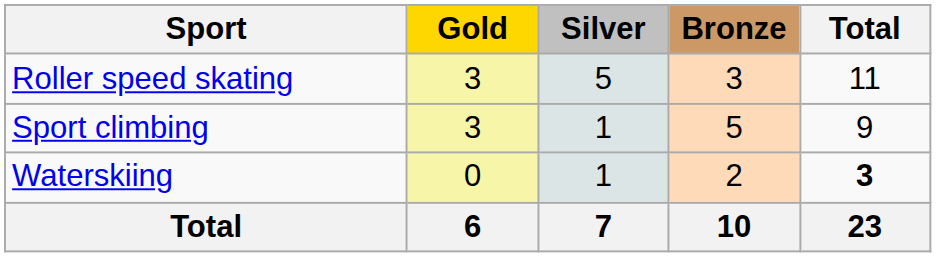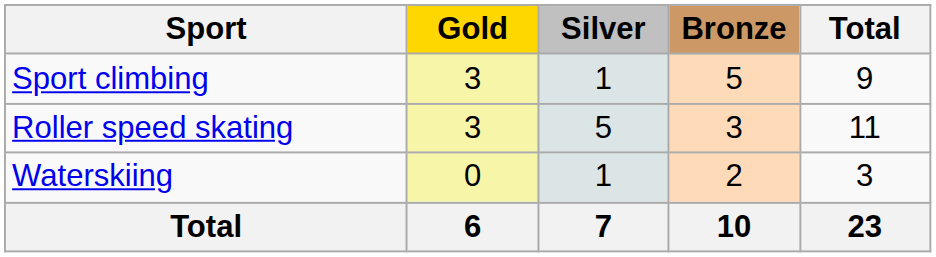rows swapped: (153, 78) <-> (110, 127)
(865, 176) bold -> (865, 176) normal
